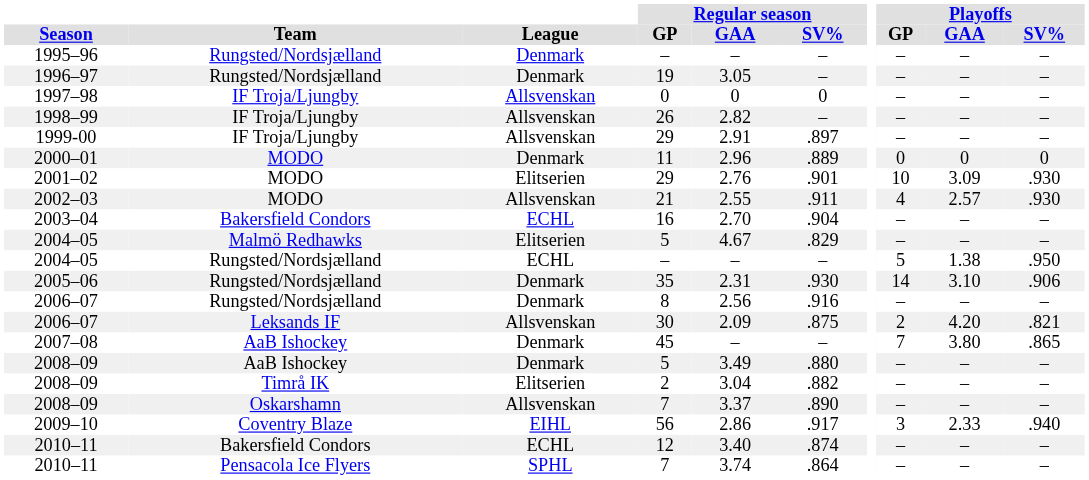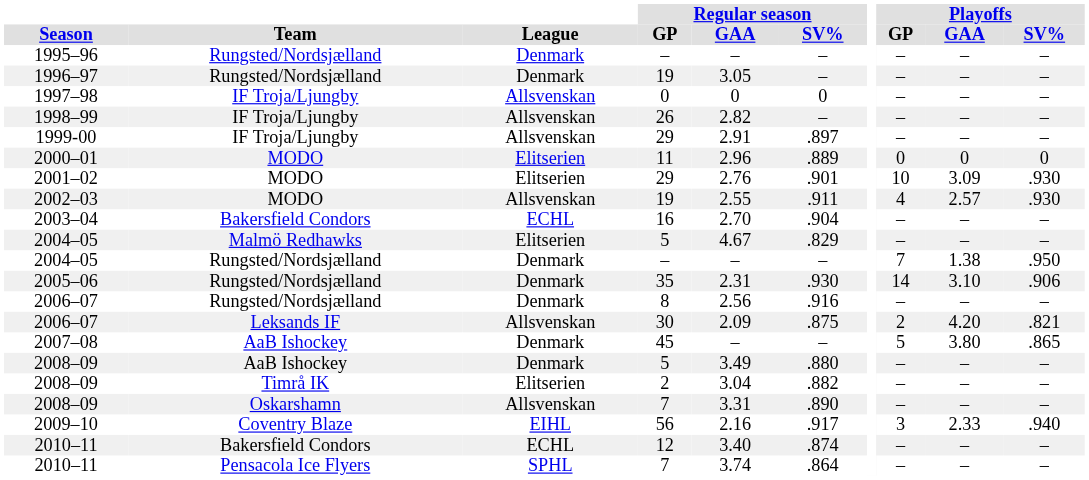(550, 157) Denmark -> (550, 157) Elitserien
(665, 198) 21 -> (665, 198) 19
(550, 260) ECHL -> (550, 260) Denmark
(901, 260) 5 -> (901, 260) 7
(901, 342) 7 -> (901, 342) 5
(735, 404) 3.37 -> (735, 404) 3.31
(735, 424) 2.86 -> (735, 424) 2.16
